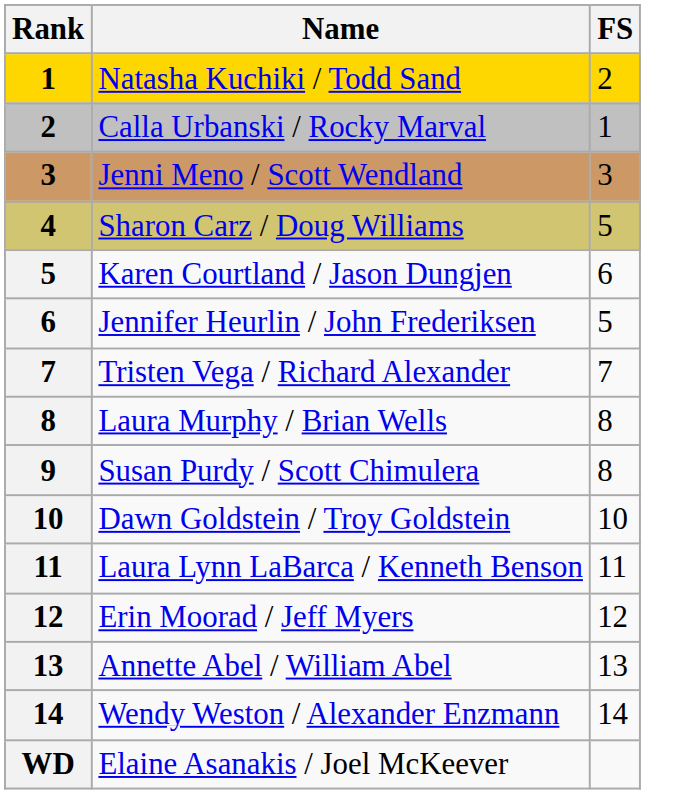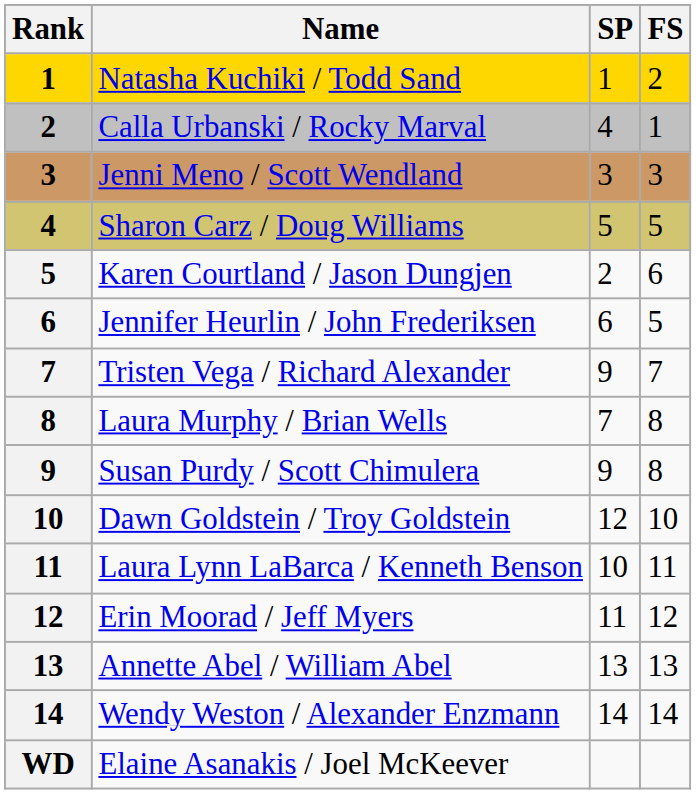+ column: (615, 28)
